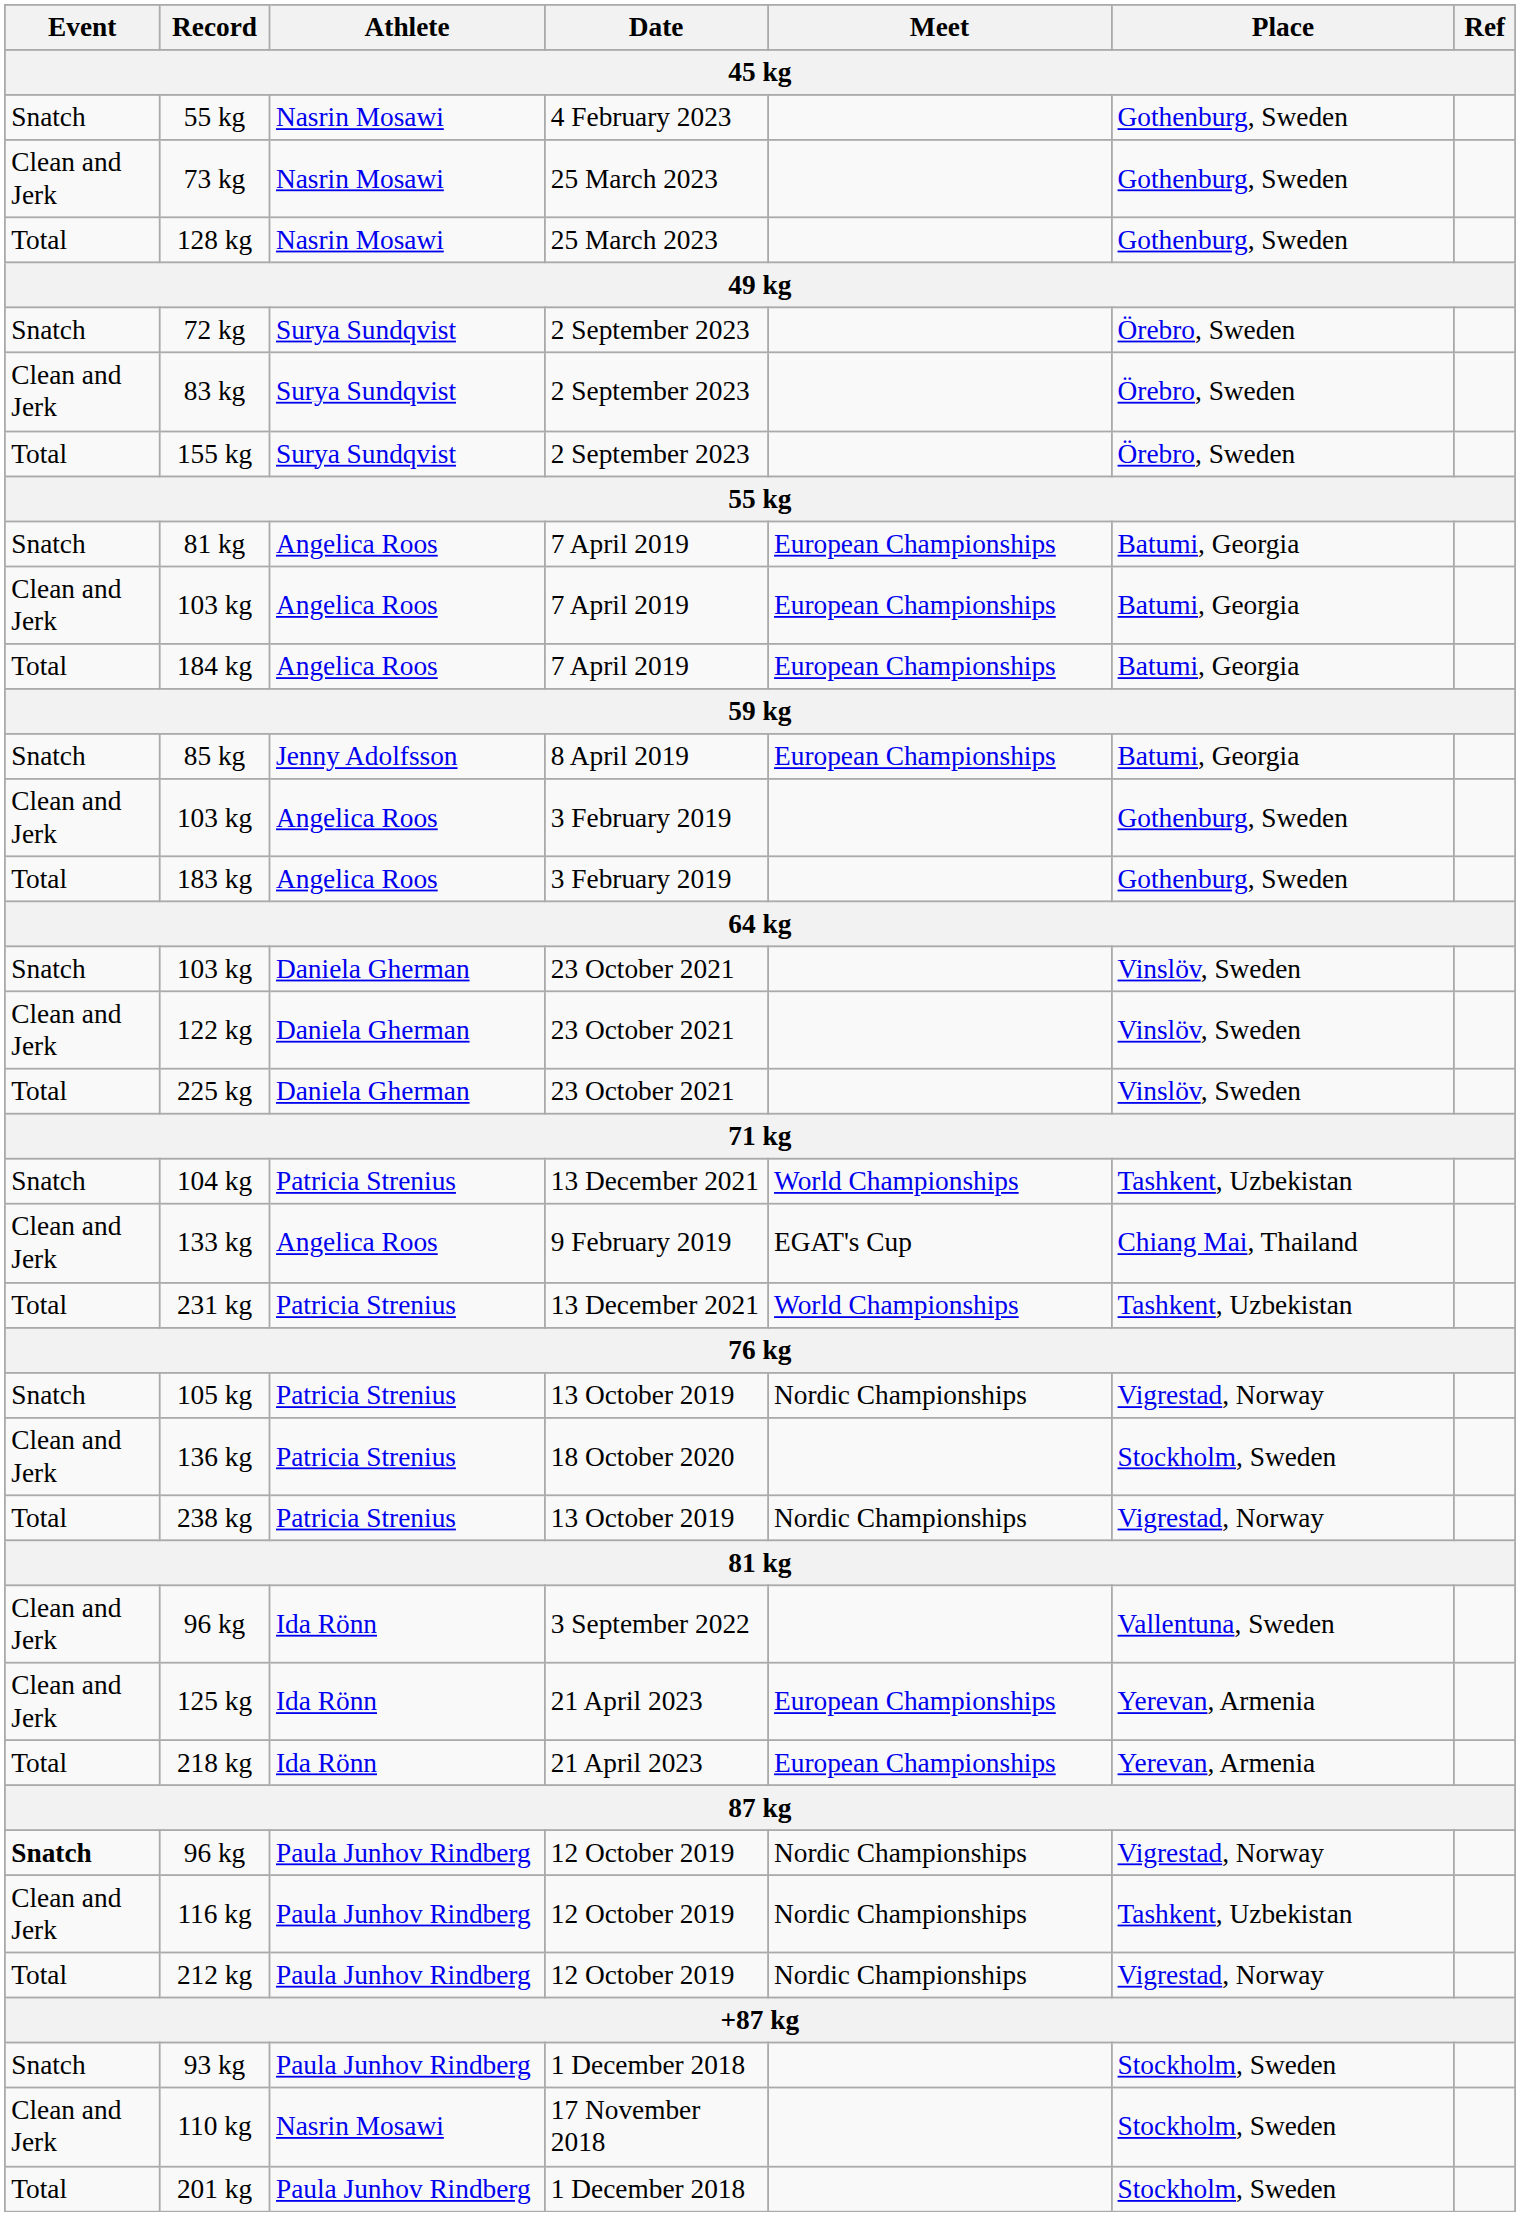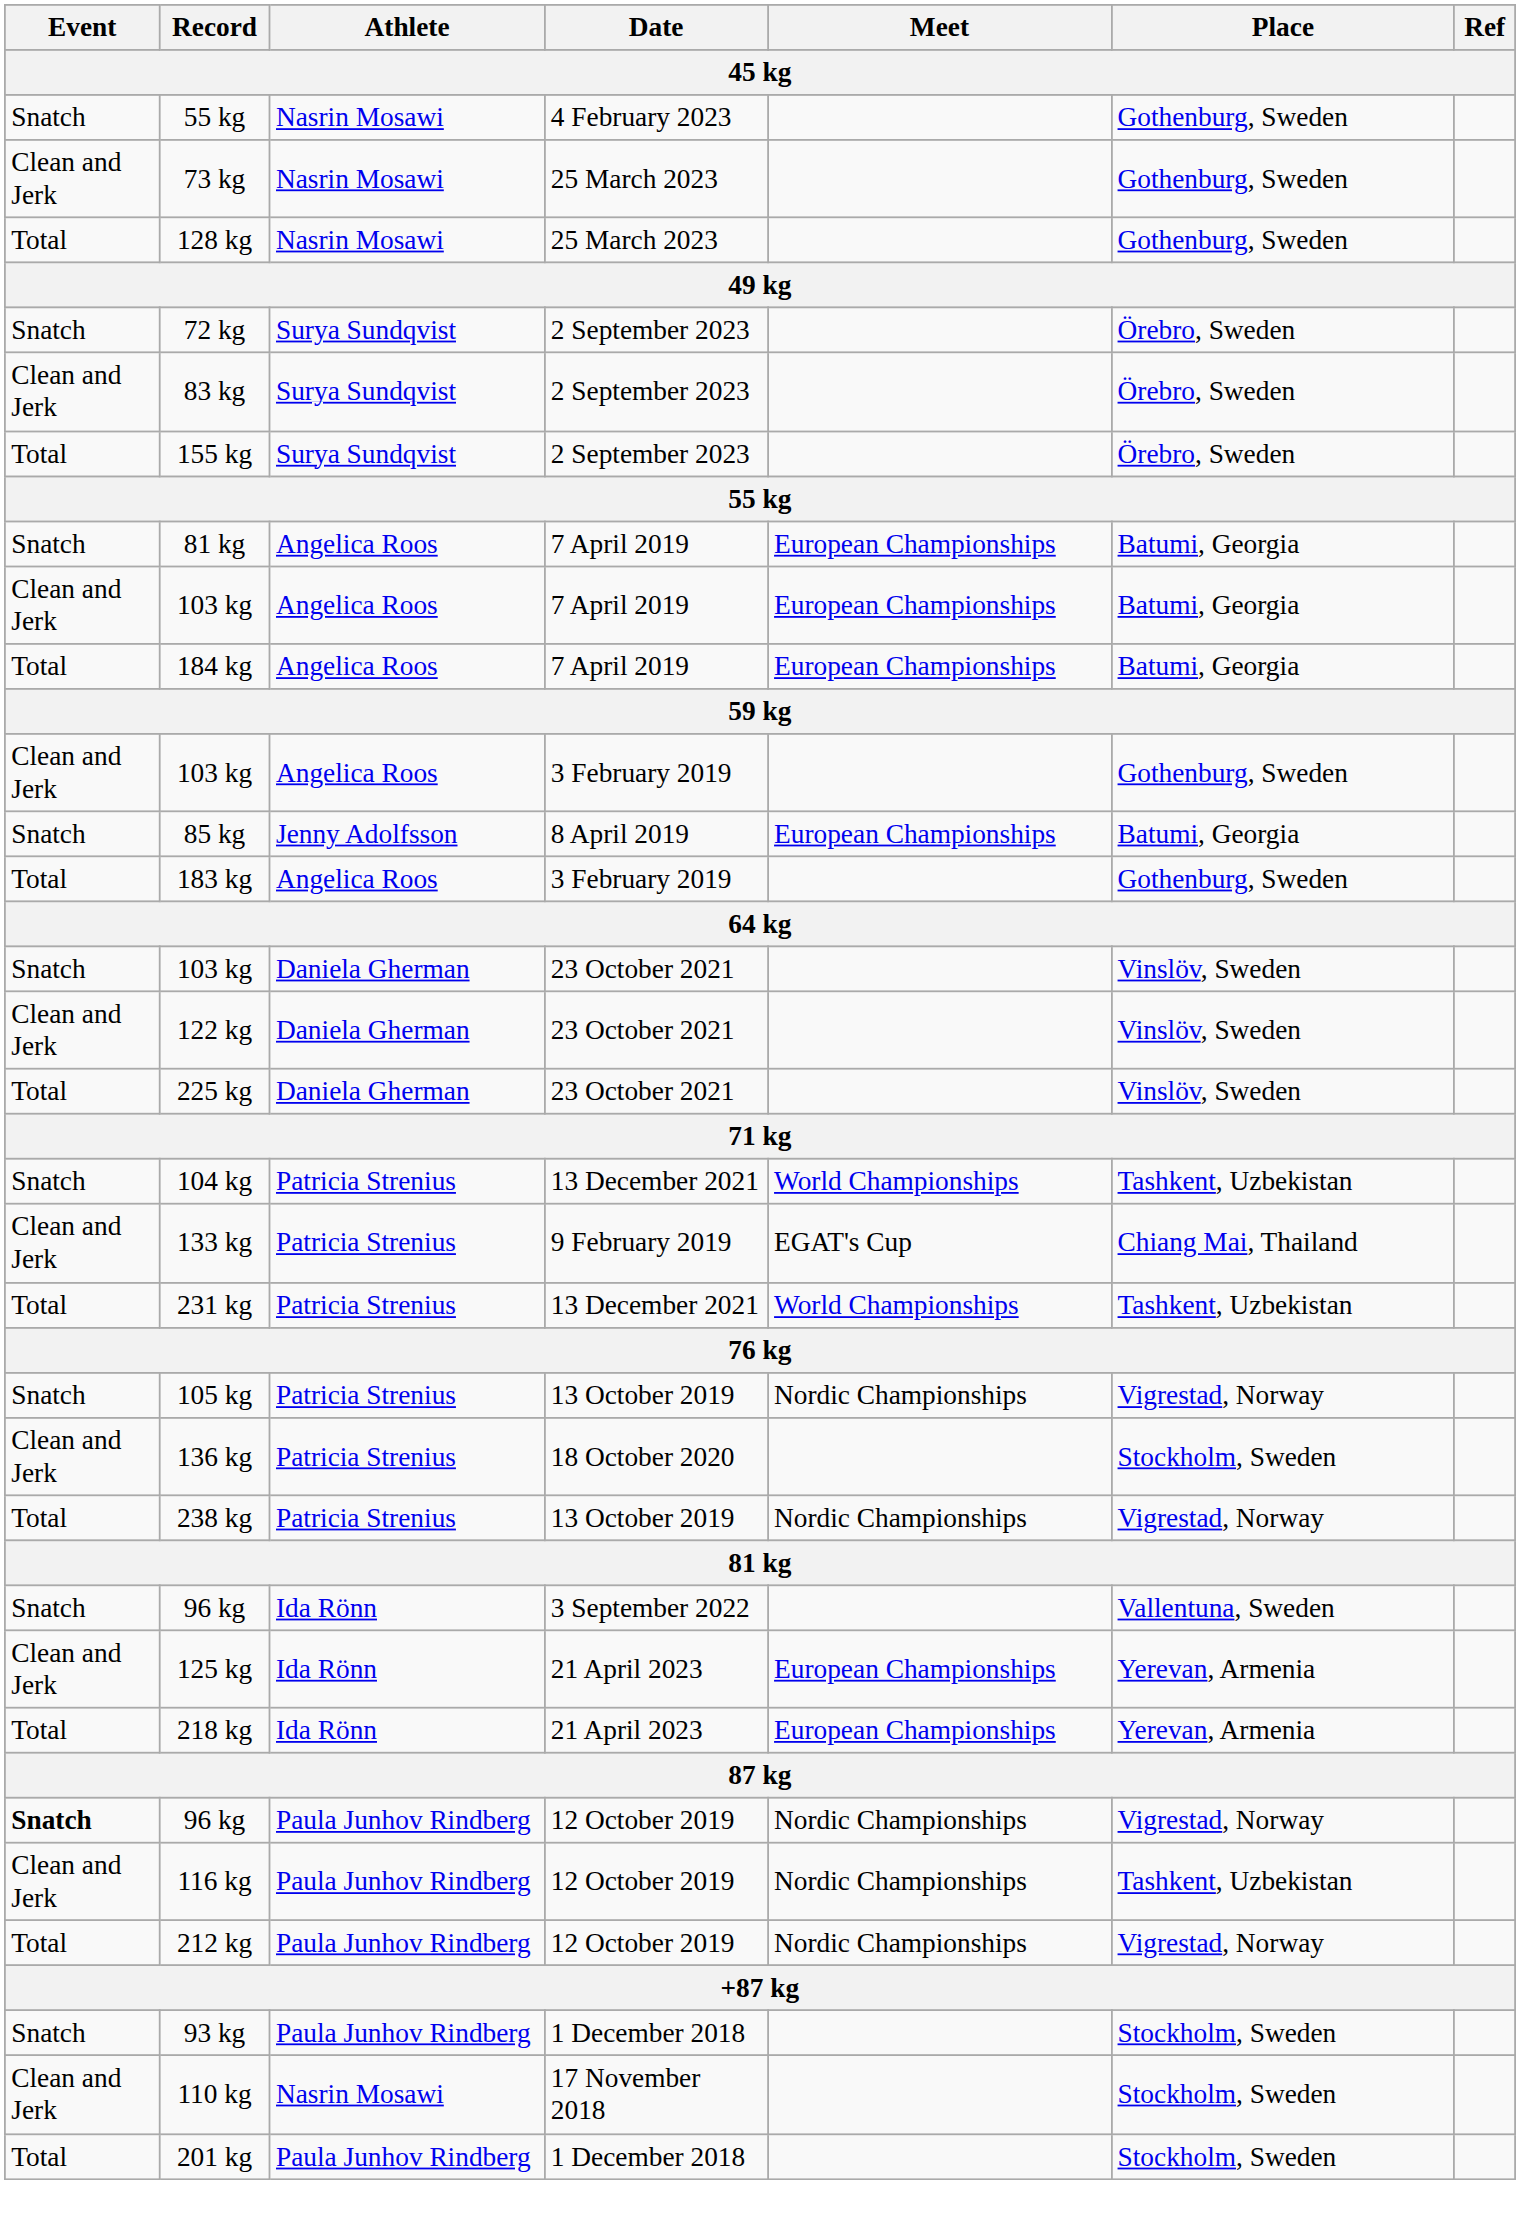rows swapped: (215, 756) <-> (215, 817)
(357, 1243) Angelica Roos -> (366, 1243) Patricia Strenius
(66, 1623) Clean and Jerk -> (48, 1607) Snatch
